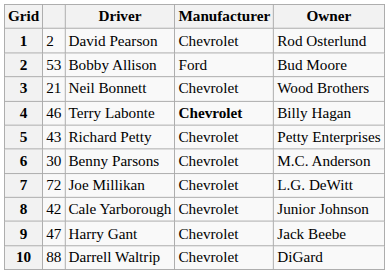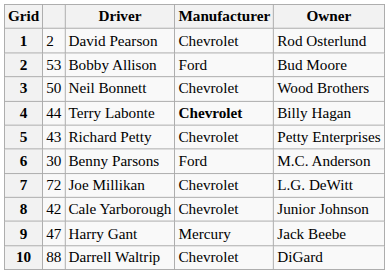(54, 88) 21 -> (54, 88) 50
(54, 112) 46 -> (54, 112) 44
(208, 161) Chevrolet -> (193, 161) Ford
(208, 233) Chevrolet -> (205, 233) Mercury
